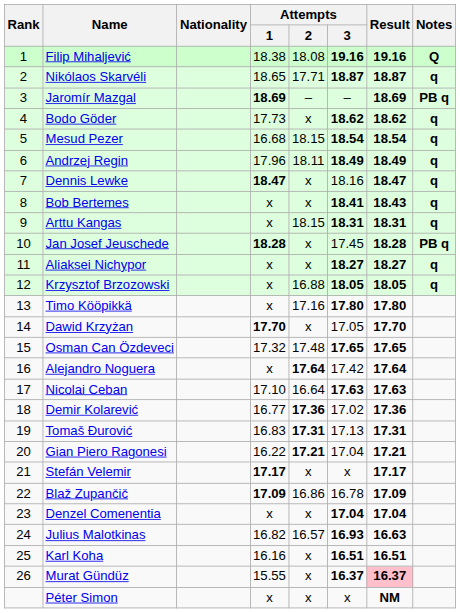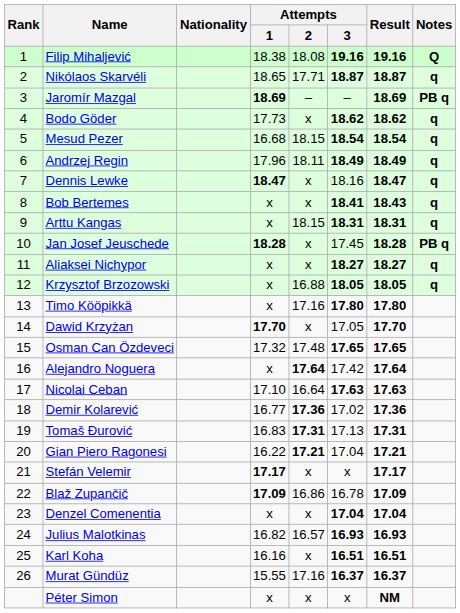(390, 535) 16.63 -> (390, 535) 16.93
(308, 576) x -> (308, 576) 17.16
(390, 576) pink background -> (390, 576) no background
